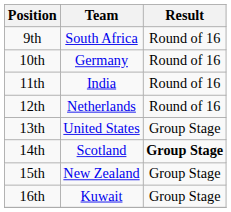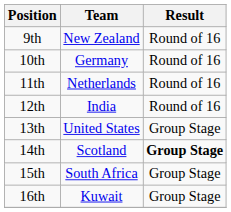(102, 38) South Africa -> (102, 38) New Zealand
(102, 83) India -> (102, 83) Netherlands
(102, 106) Netherlands -> (102, 106) India
(102, 173) New Zealand -> (102, 173) South Africa
